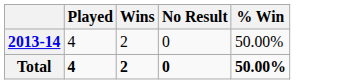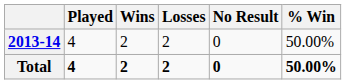+ column: (184, 16)
